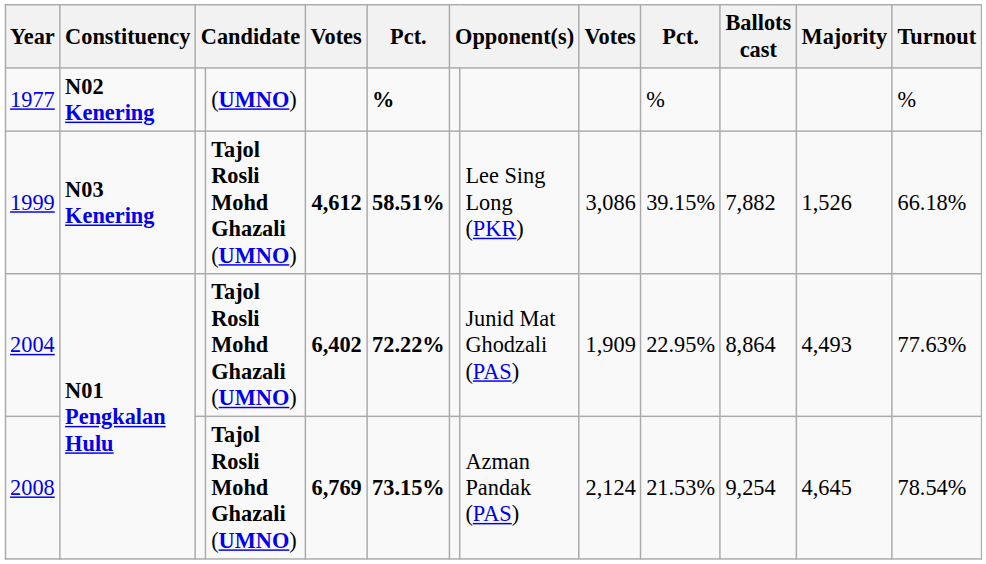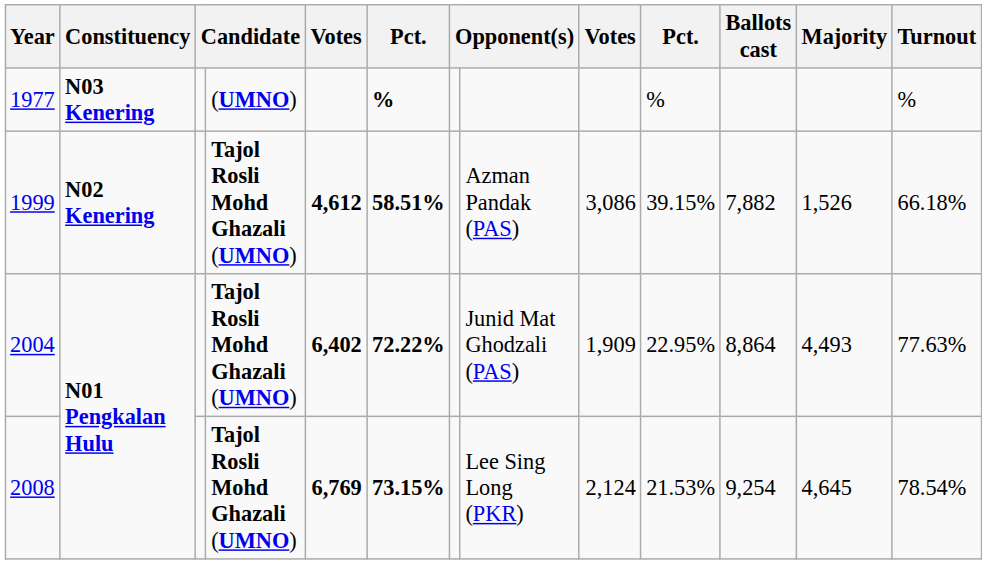(110, 99) N02 Kenering -> (110, 99) N03 Kenering
(110, 202) N03 Kenering -> (110, 202) N02 Kenering
(505, 202) Lee Sing Long (PKR) -> (498, 202) Azman Pandak (PAS)
(498, 487) Azman Pandak (PAS) -> (505, 487) Lee Sing Long (PKR)
